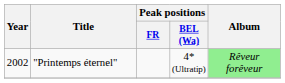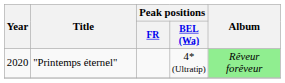(18, 63) 2002 -> (18, 63) 2020
